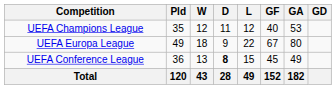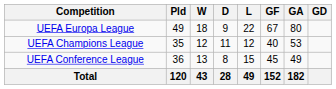rows swapped: (85, 28) <-> (85, 44)
(225, 60) bold -> (225, 60) normal
